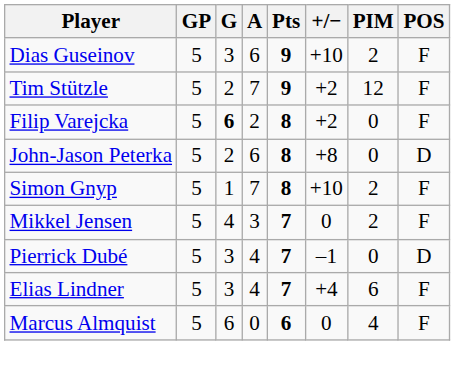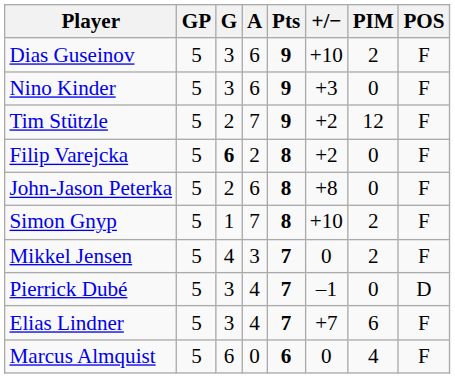+ row: (63, 88)
(424, 155) D -> (424, 188) F
(326, 289) +4 -> (326, 322) +7
